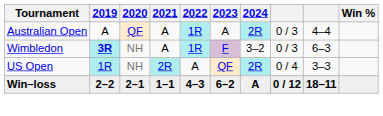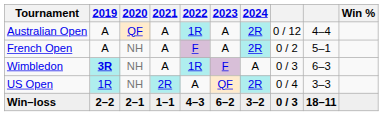(287, 31) 0 / 3 -> (287, 31) 0 / 12
+ row: (40, 48)
(255, 48) 3–2 -> (255, 66) A
(255, 84) A -> (255, 102) 3–2
(287, 84) 0 / 12 -> (287, 102) 0 / 3
